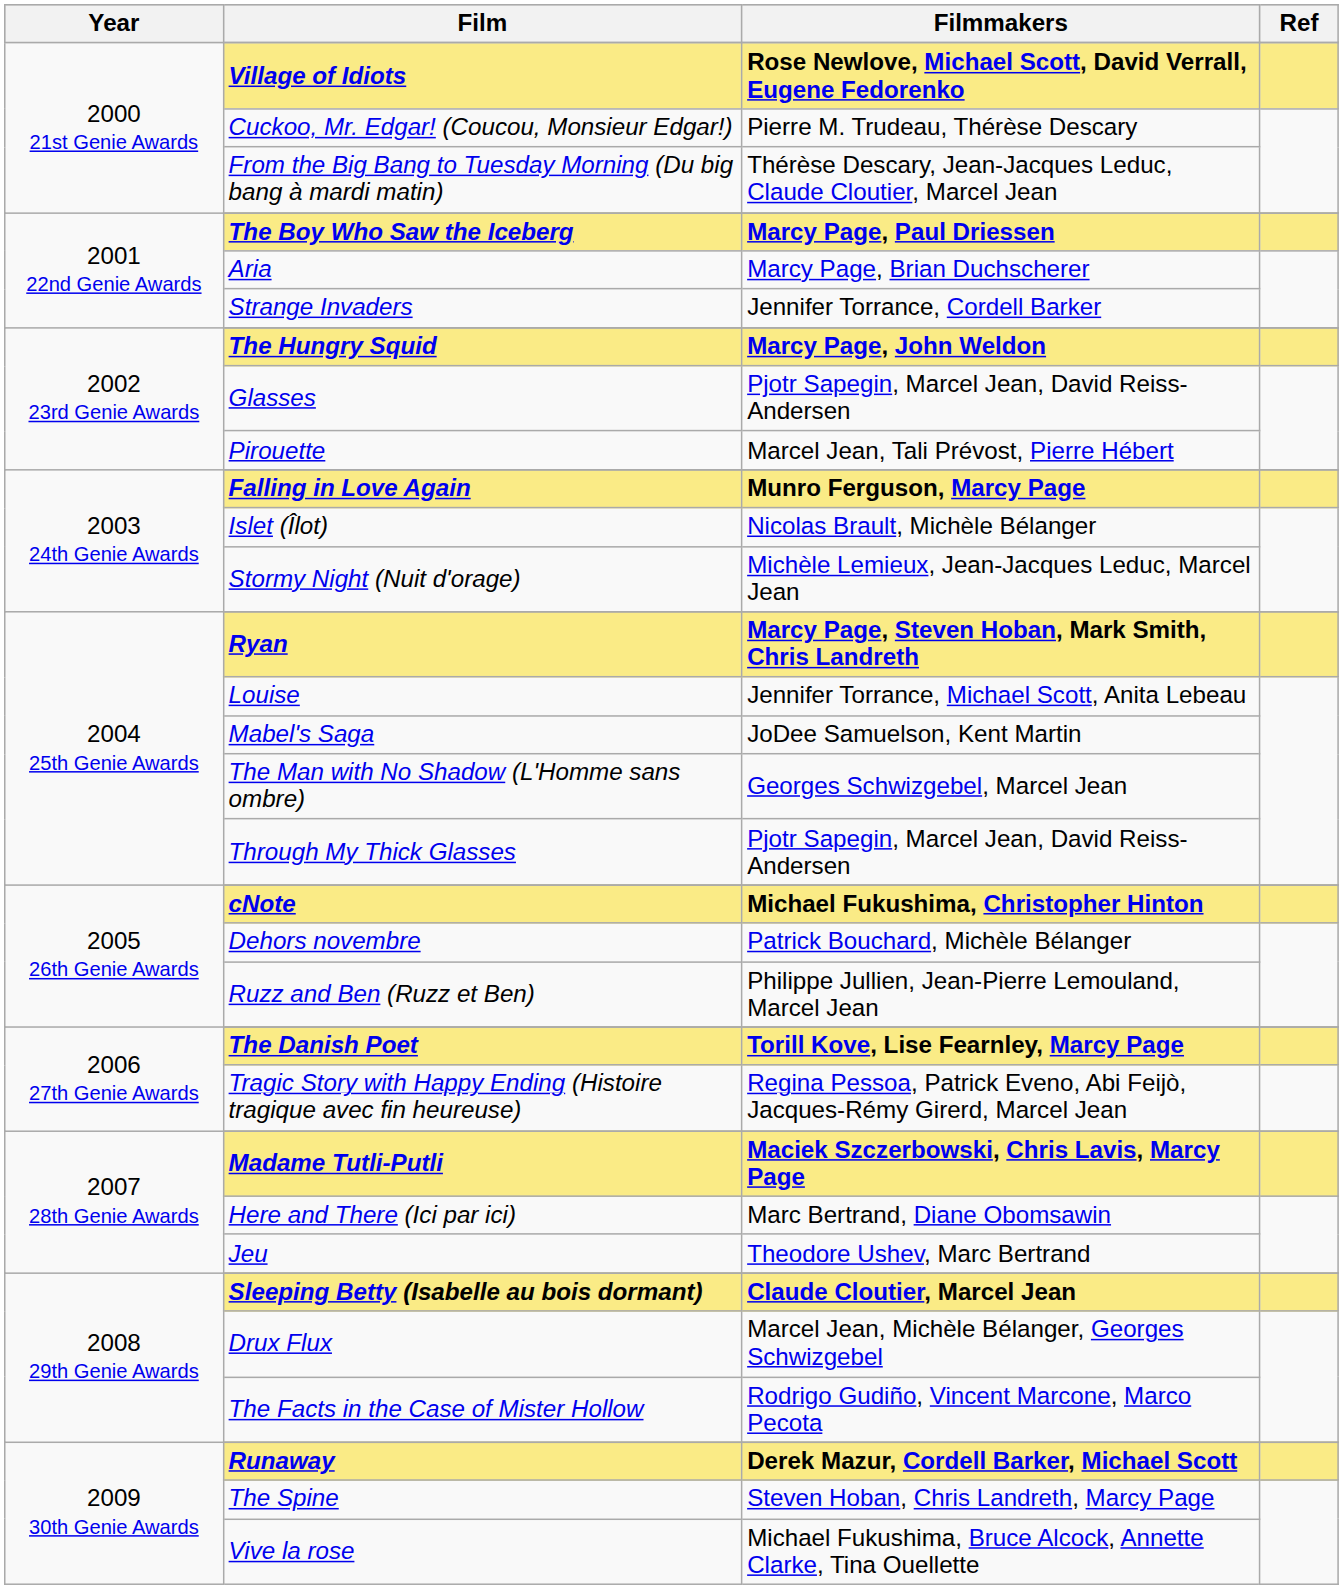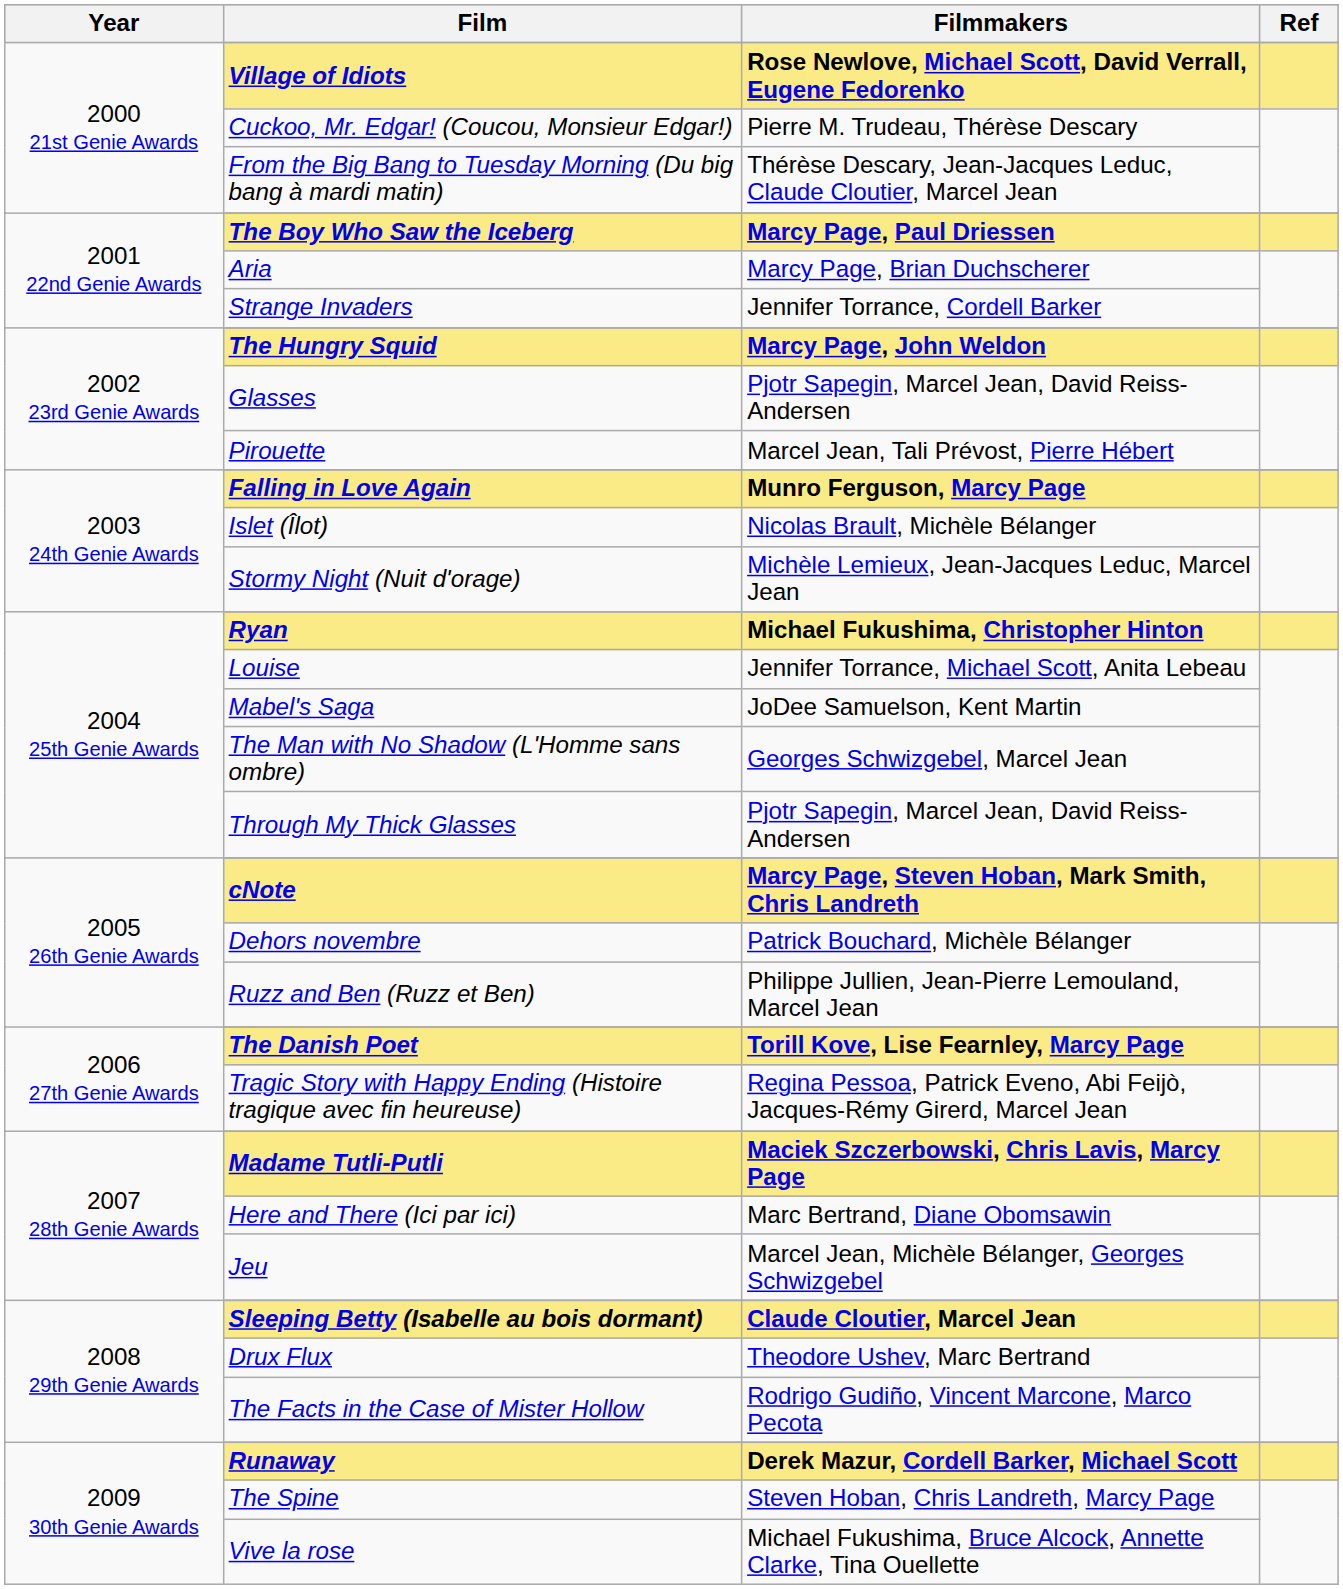(977, 644) Marcy Page, Steven Hoban, Mark Smith, Chris Landreth -> (975, 630) Michael Fukushima, Christopher Hinton
(975, 903) Michael Fukushima, Christopher Hinton -> (977, 890) Marcy Page, Steven Hoban, Mark Smith, Chris Landreth
(919, 1253) Theodore Ushev, Marc Bertrand -> (965, 1266) Marcel Jean, Michèle Bélanger, Georges Schwizgebel
(965, 1343) Marcel Jean, Michèle Bélanger, Georges Schwizgebel -> (919, 1357) Theodore Ushev, Marc Bertrand
